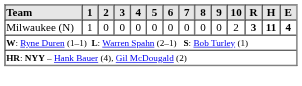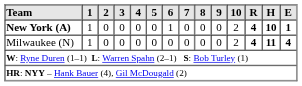+ row: (38, 27)
(254, 27) 3 -> (253, 42) 4
